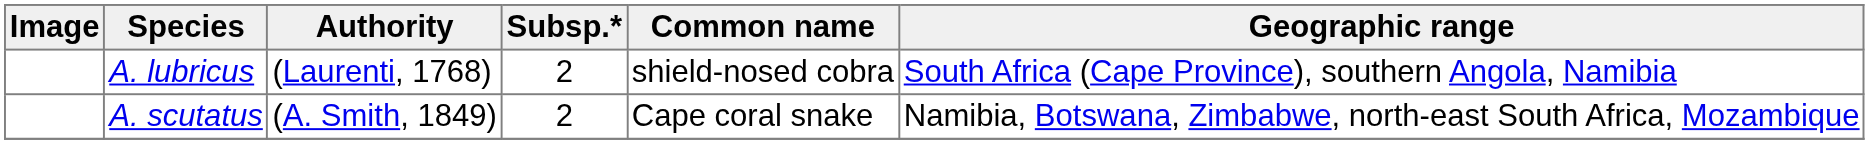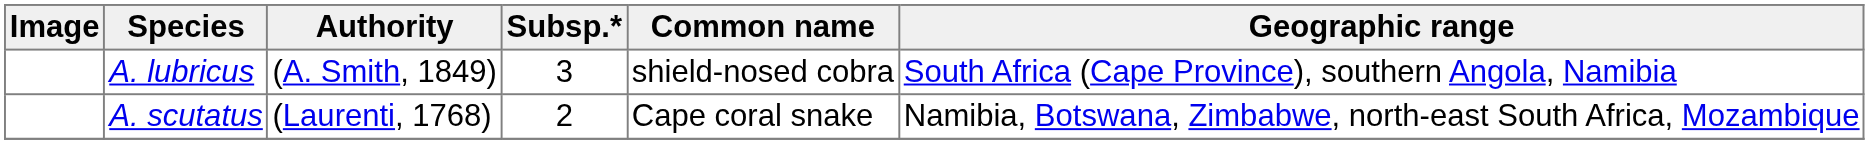(382, 71) (Laurenti, 1768) -> (385, 71) (A. Smith, 1849)
(564, 71) 2 -> (564, 71) 3
(385, 116) (A. Smith, 1849) -> (382, 116) (Laurenti, 1768)
